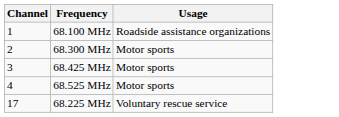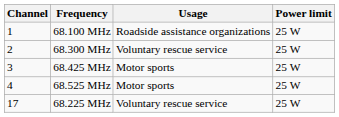+ column: (304, 13)
(145, 49) Motor sports -> (172, 49) Voluntary rescue service
